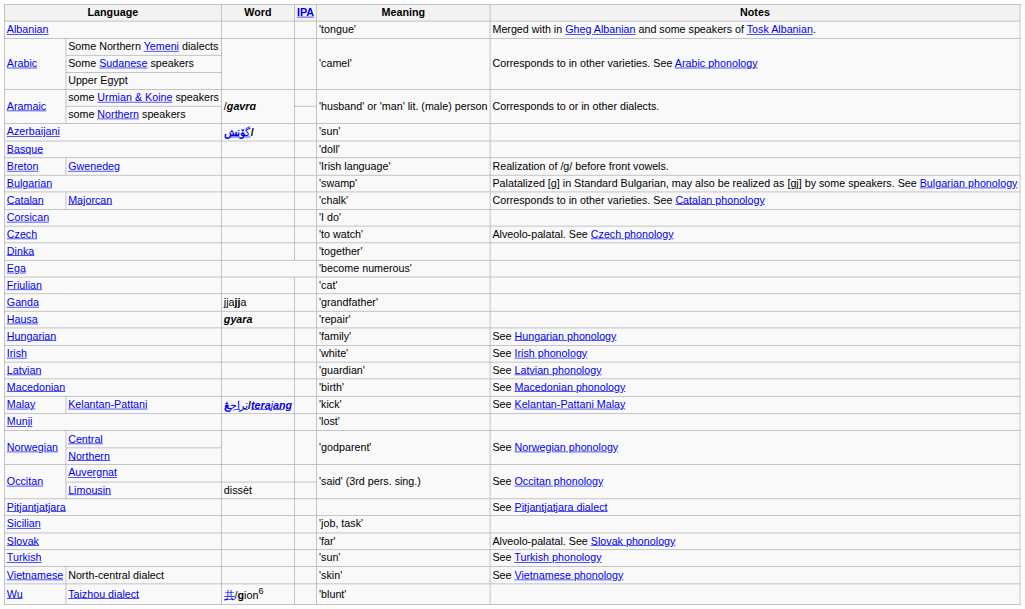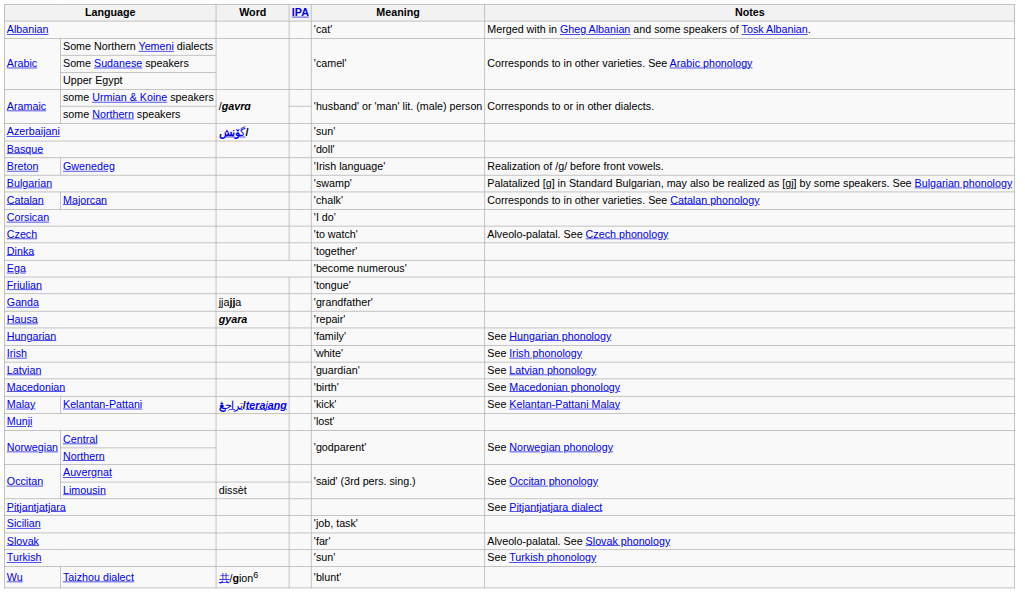(337, 30) 'tongue' -> (323, 30) 'cat'
(328, 285) 'cat' -> (332, 285) 'tongue'
- row: (116, 575)
